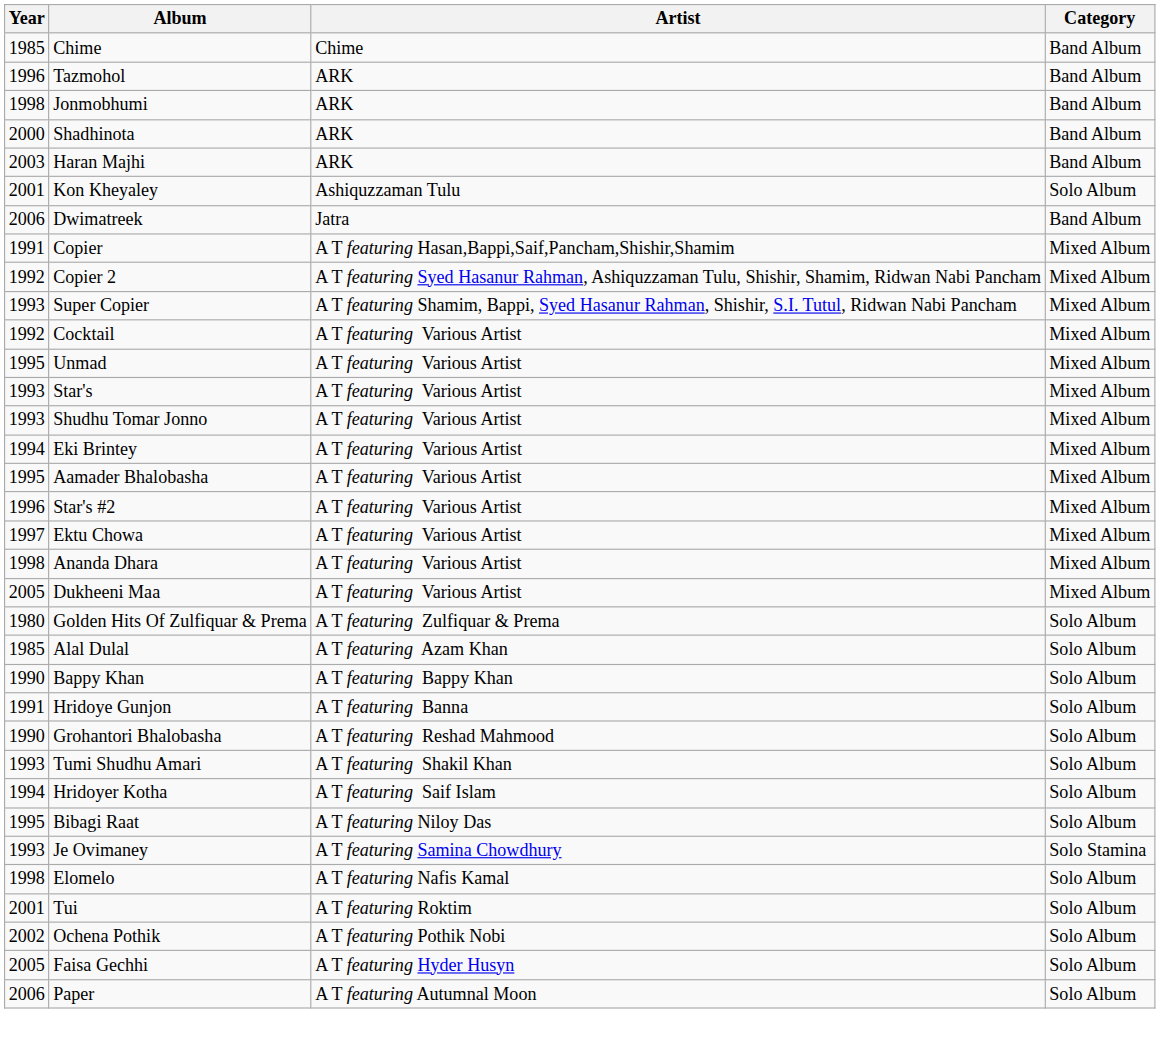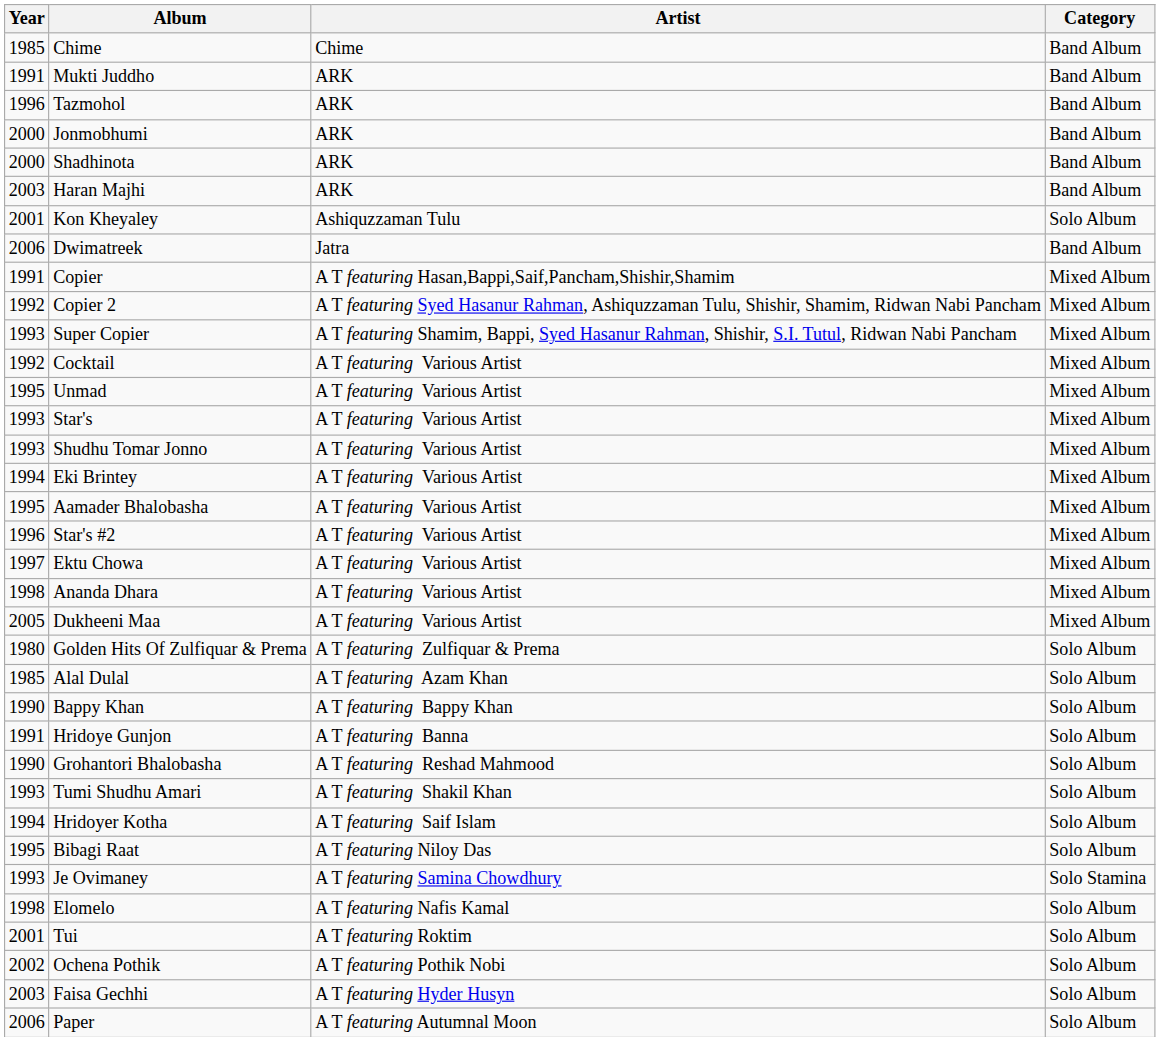+ row: (104, 76)
(27, 104) 1998 -> (27, 133) 2000
(27, 965) 2005 -> (27, 993) 2003
